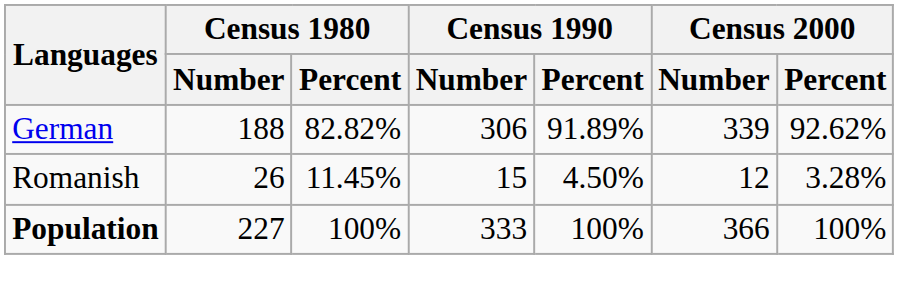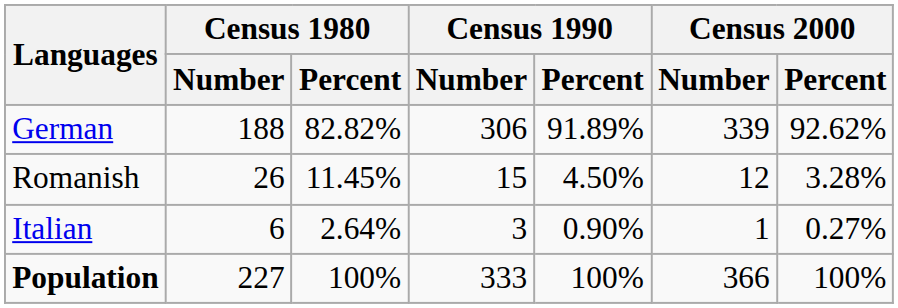+ row: (52, 228)
